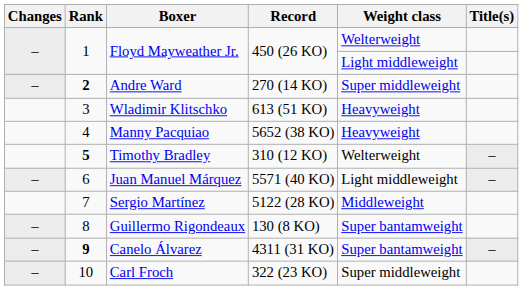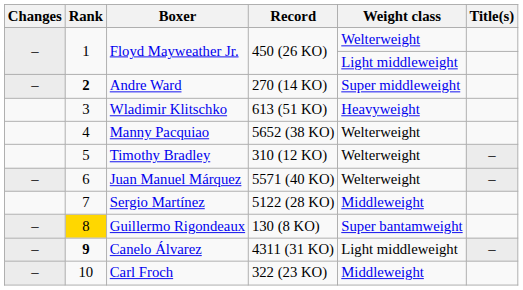(381, 132) Heavyweight -> (381, 132) Welterweight
(86, 156) bold -> (86, 156) normal
(400, 179) Light middleweight -> (381, 179) Welterweight
(86, 226) no background -> (86, 226) gold background
(402, 249) Super bantamweight -> (400, 249) Light middleweight
(401, 272) Super middleweight -> (383, 272) Middleweight
